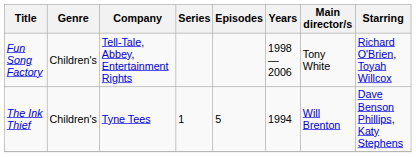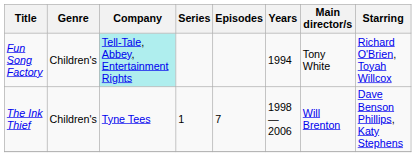(135, 60) no background -> (135, 60) paleturquoise background
(280, 60) 1998—2006 -> (280, 60) 1994
(218, 119) 5 -> (218, 119) 7
(280, 119) 1994 -> (280, 119) 1998—2006
